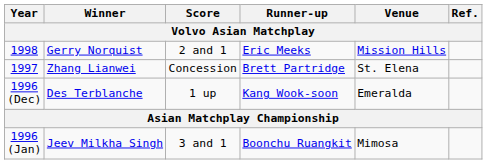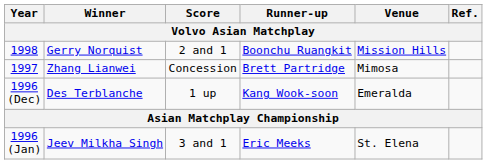(277, 51) Eric Meeks -> (297, 51) Boonchu Ruangkit
(388, 69) St. Elena -> (378, 69) Mimosa
(297, 143) Boonchu Ruangkit -> (277, 143) Eric Meeks
(378, 143) Mimosa -> (388, 143) St. Elena
